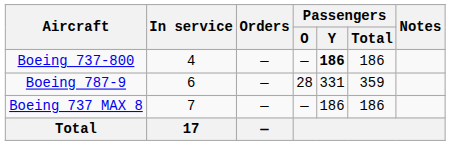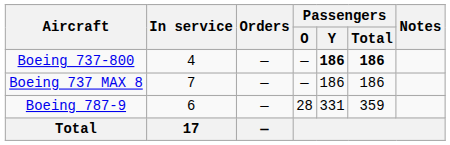(372, 61) normal -> (372, 61) bold
rows swapped: (76, 107) <-> (76, 84)
